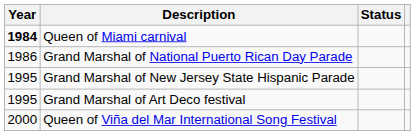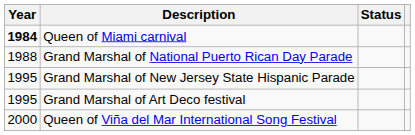(22, 57) 1986 -> (22, 57) 1988
